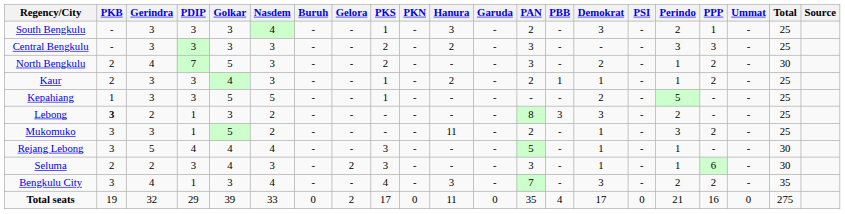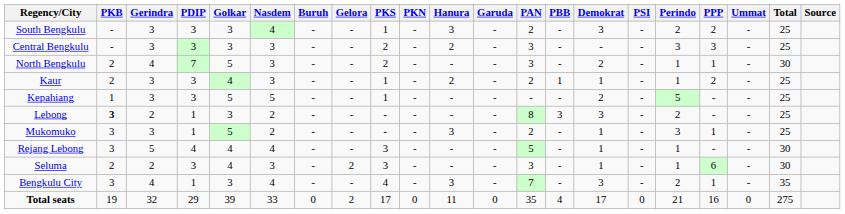(714, 30) 1 -> (714, 30) 2
(714, 64) 2 -> (714, 64) 1
(452, 132) 11 -> (452, 132) 3
(714, 132) 2 -> (714, 132) 1
(714, 183) 2 -> (714, 183) 1
